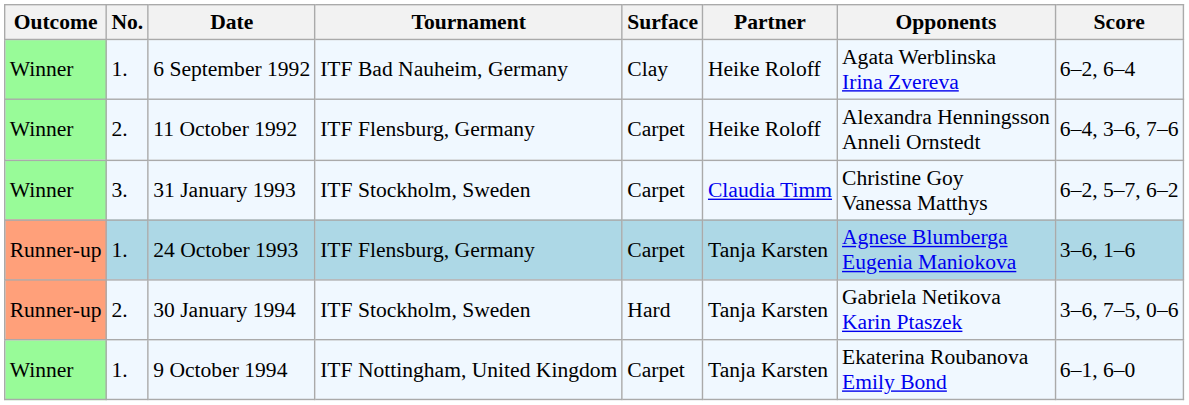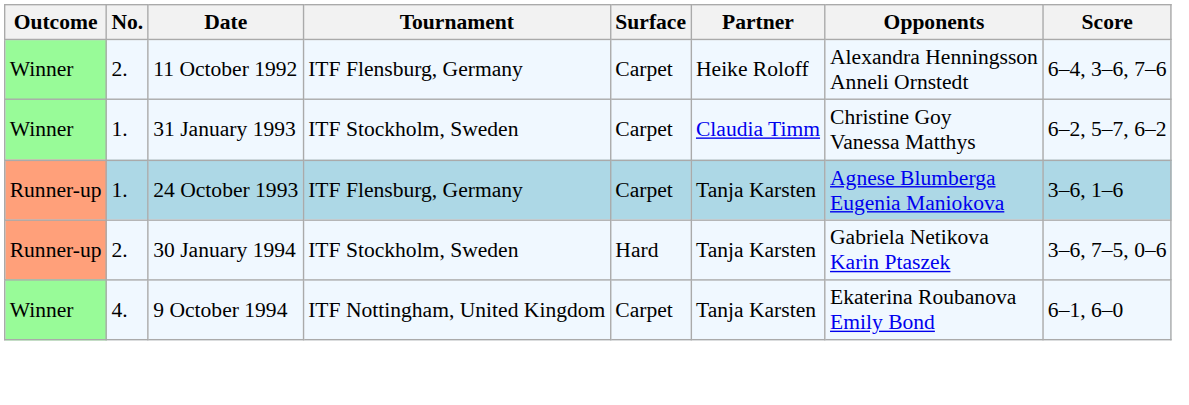- row: (232, 69)
(120, 189) 3. -> (120, 129) 1.
(120, 369) 1. -> (120, 309) 4.
